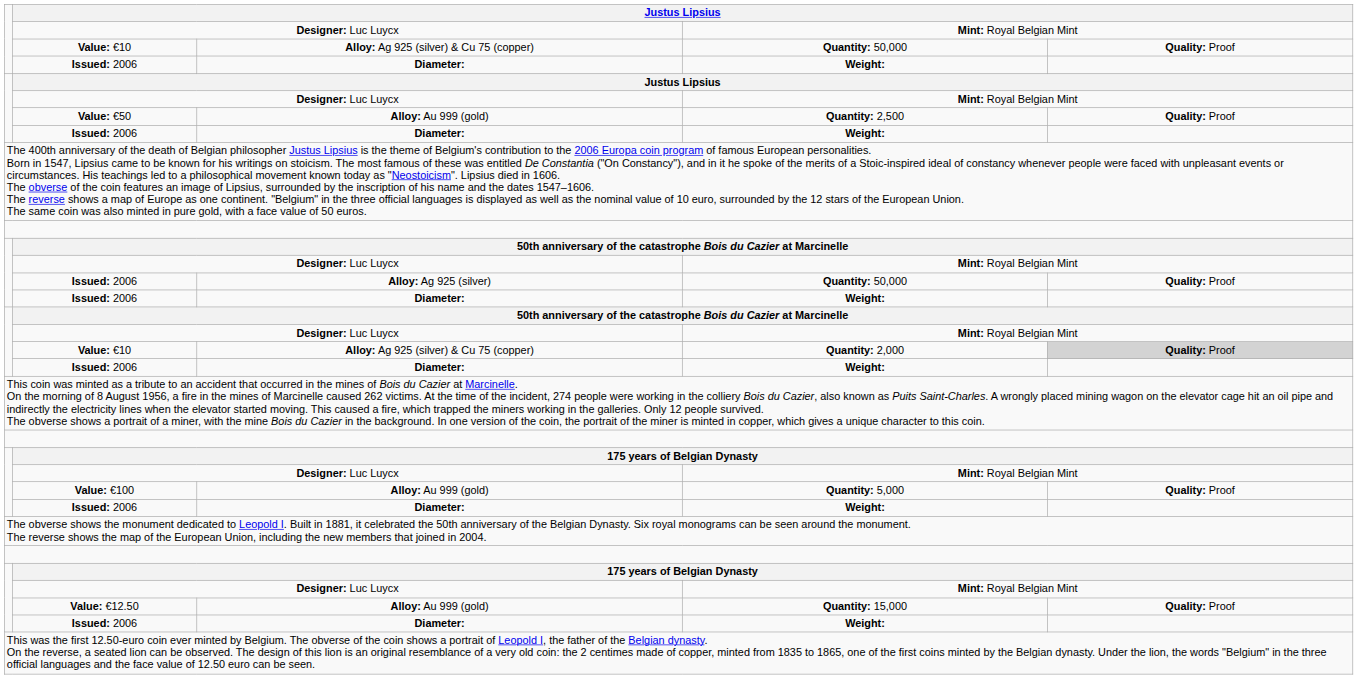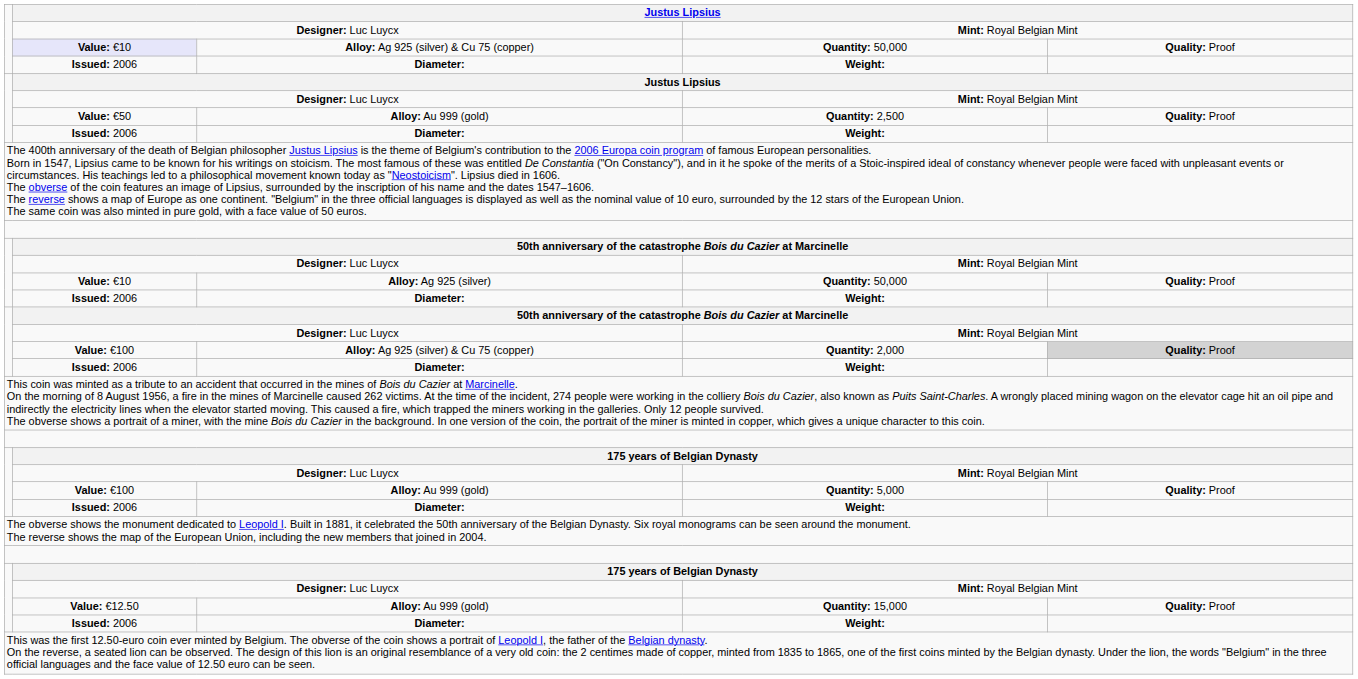(105, 47) no background -> (105, 47) lavender background
(105, 281) Issued: 2006 -> (105, 281) Value: €10
(105, 350) Value: €10 -> (105, 350) Value: €100
